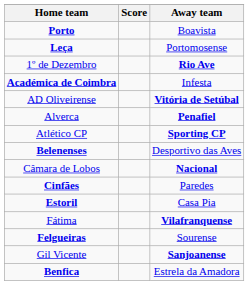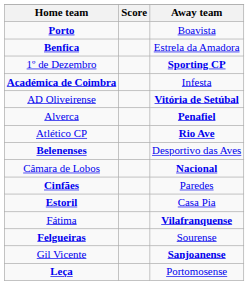rows swapped: (62, 271) <-> (62, 47)
(197, 64) Rio Ave -> (197, 64) Sporting CP
(197, 133) Sporting CP -> (197, 133) Rio Ave
